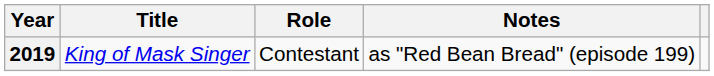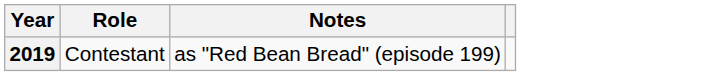- column: (157, 20)
